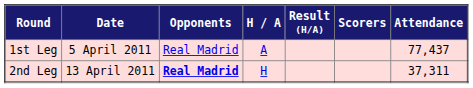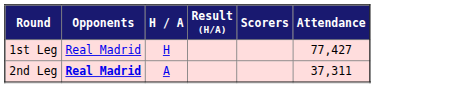- column: (110, 22)
(264, 50) A -> (166, 50) H
(429, 50) 77,437 -> (331, 50) 77,427
(264, 71) H -> (166, 71) A
